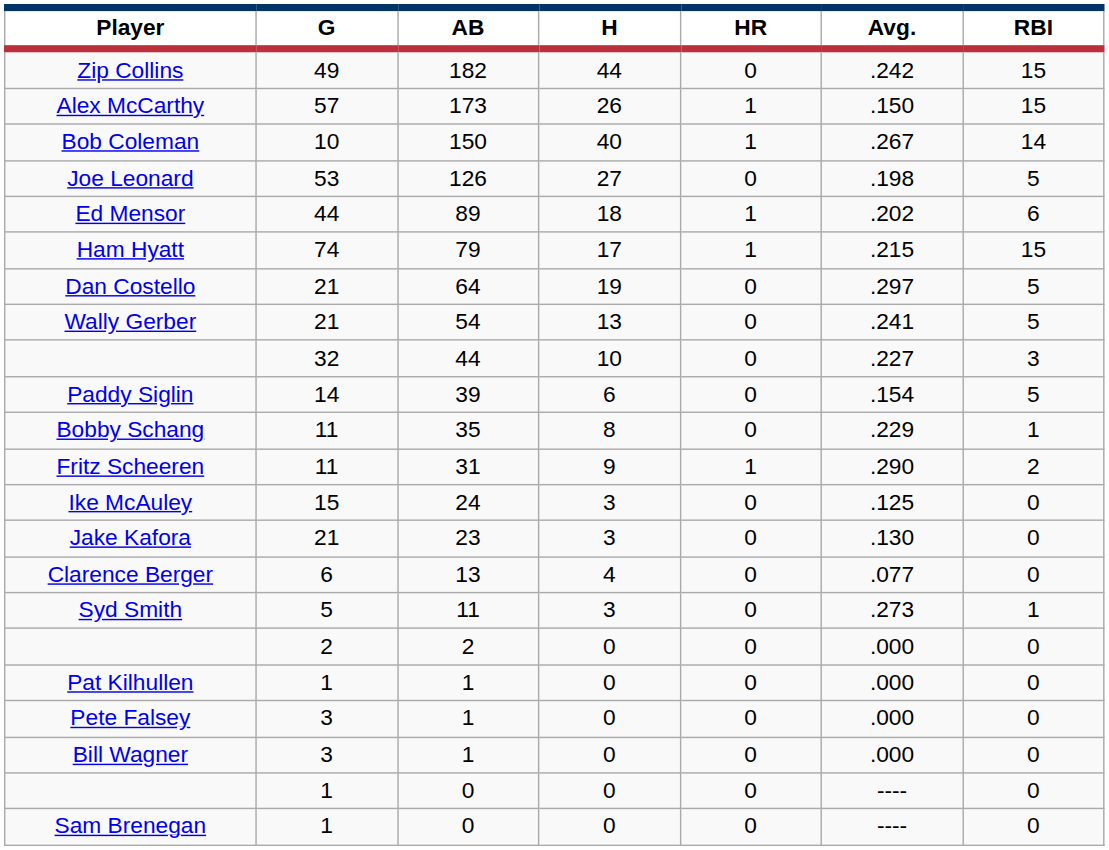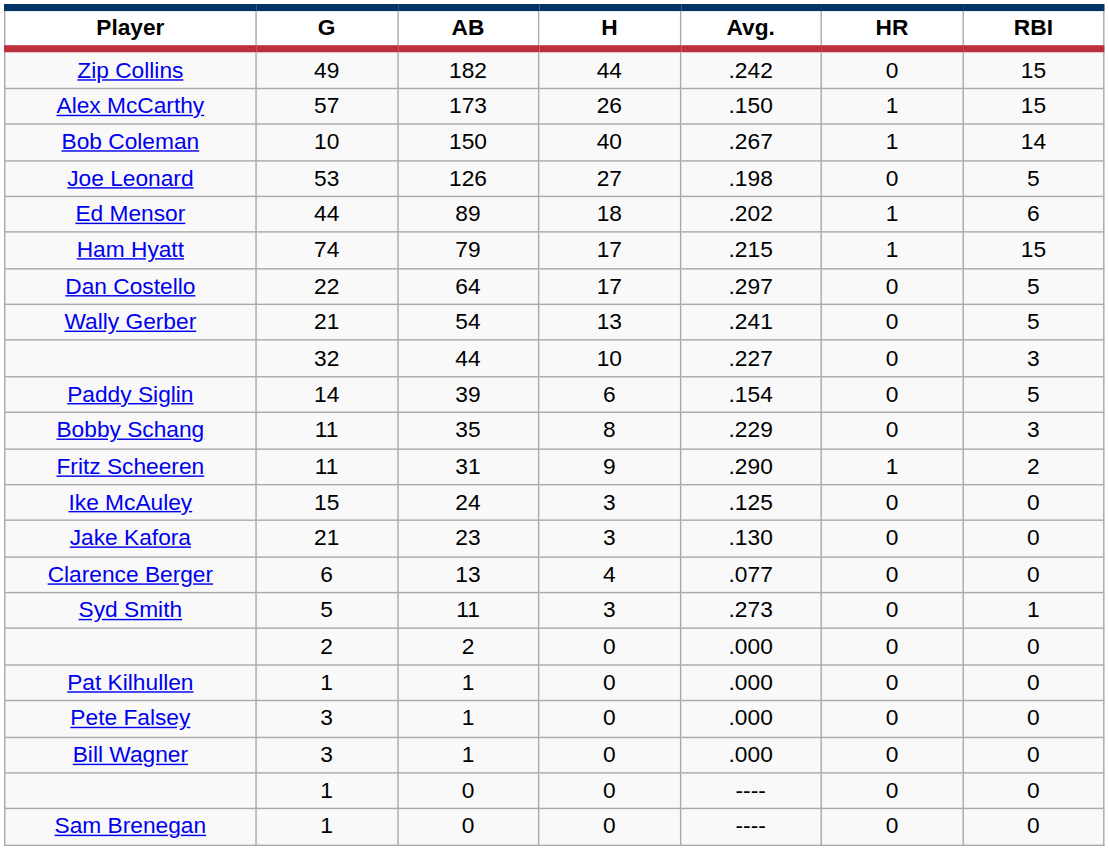columns swapped: (892, 28) <-> (751, 28)
(327, 286) 21 -> (327, 286) 22
(609, 286) 19 -> (609, 286) 17
(1033, 430) 1 -> (1033, 430) 3
